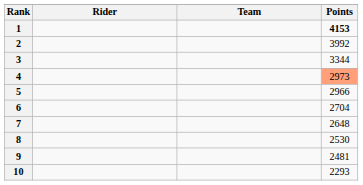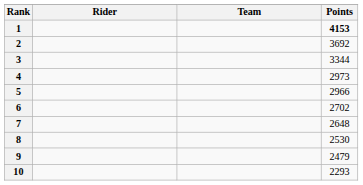(340, 44) 3992 -> (340, 44) 3692
(340, 76) lightsalmon background -> (340, 76) no background
(340, 108) 2704 -> (340, 108) 2702
(340, 156) 2481 -> (340, 156) 2479
